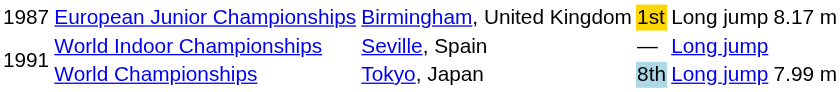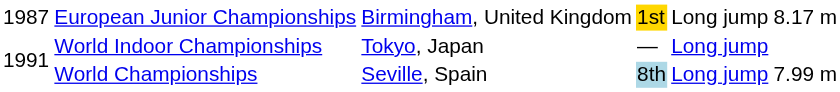(424, 46) Seville, Spain -> (423, 46) Tokyo, Japan
(423, 74) Tokyo, Japan -> (424, 74) Seville, Spain
